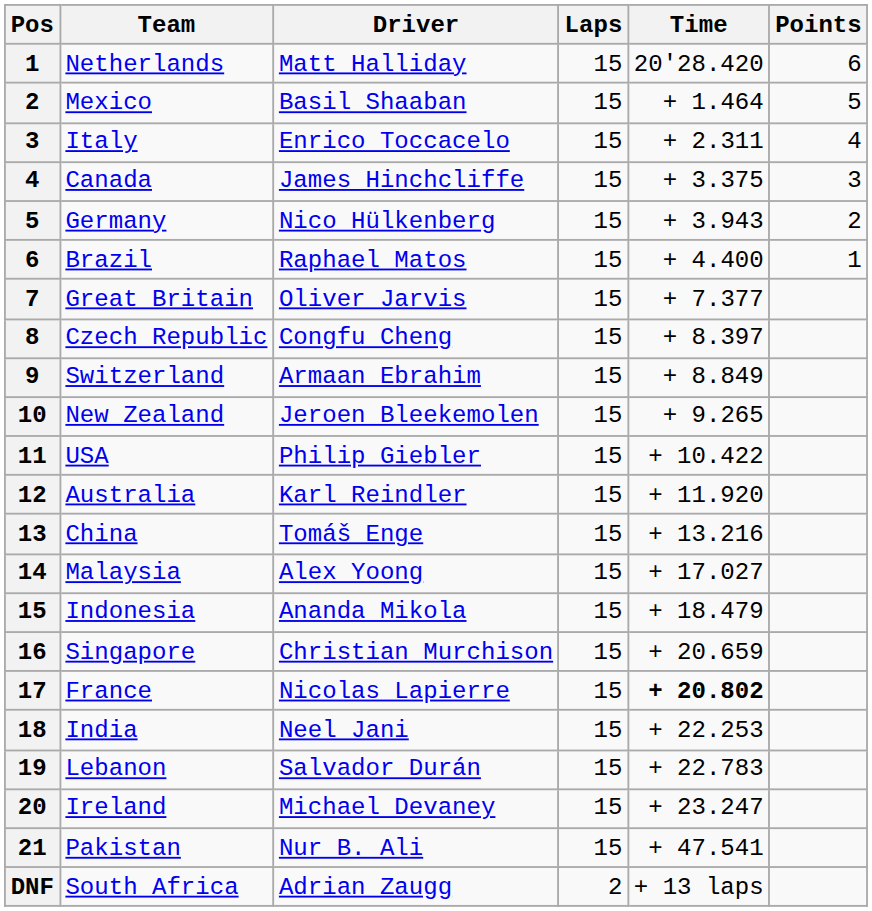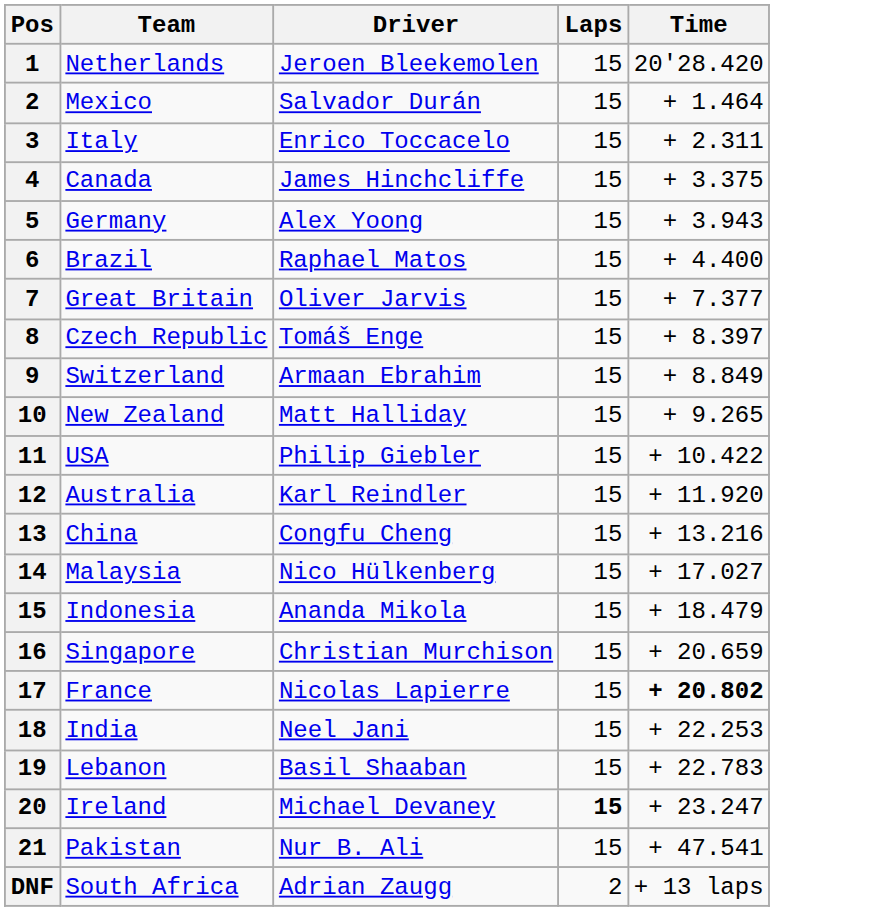- column: (818, 25)
(373, 64) Matt Halliday -> (409, 64) Jeroen Bleekemolen
(373, 103) Basil Shaaban -> (380, 103) Salvador Durán
(387, 221) Nico Hülkenberg -> (351, 221) Alex Yoong
(366, 338) Congfu Cheng -> (351, 338) Tomáš Enge
(409, 416) Jeroen Bleekemolen -> (373, 416) Matt Halliday
(351, 534) Tomáš Enge -> (366, 534) Congfu Cheng
(351, 573) Alex Yoong -> (387, 573) Nico Hülkenberg
(380, 769) Salvador Durán -> (373, 769) Basil Shaaban
(608, 808) normal -> (608, 808) bold
